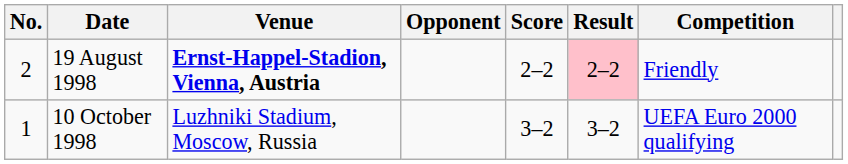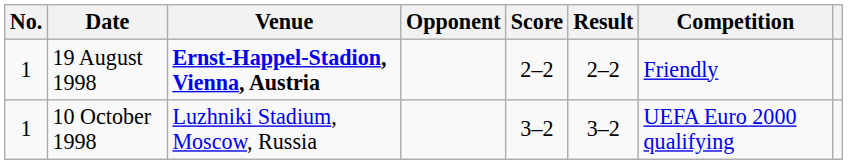(26, 69) 2 -> (26, 69) 1
(603, 69) pink background -> (603, 69) no background
